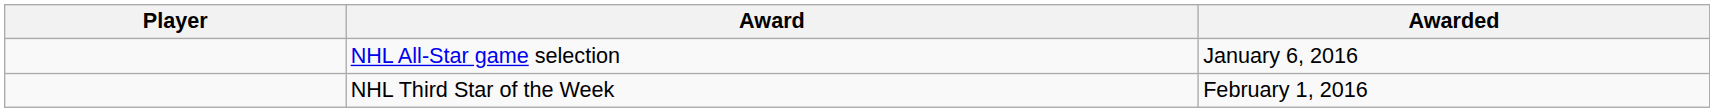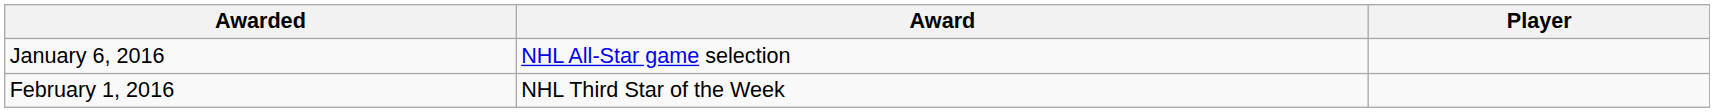columns swapped: (175, 21) <-> (1454, 21)
